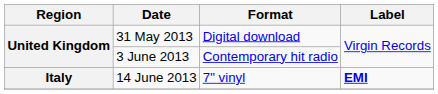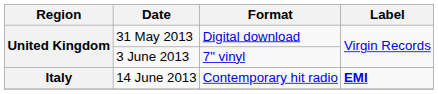(270, 57) Contemporary hit radio -> (224, 57) 7" vinyl
(224, 78) 7" vinyl -> (270, 78) Contemporary hit radio
